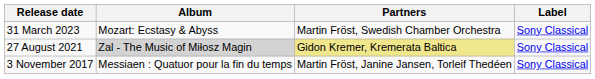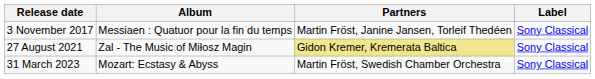rows swapped: (50, 64) <-> (43, 30)
(175, 47) lightgrey background -> (175, 47) no background
